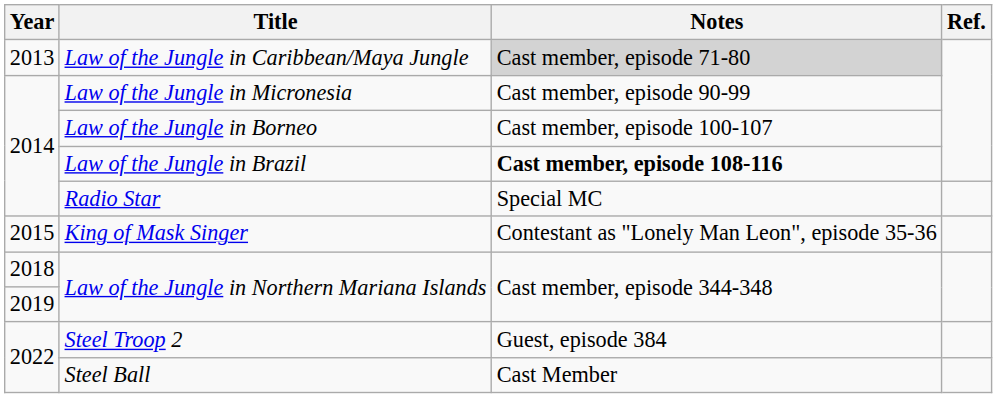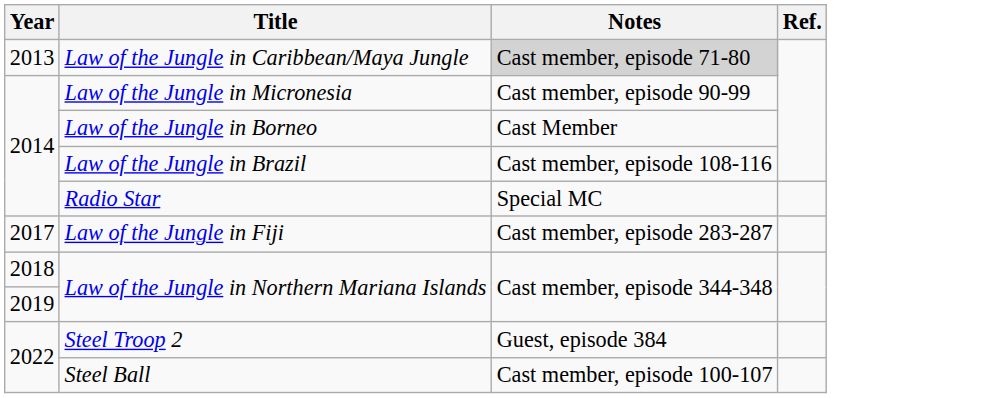(635, 127) Cast member, episode 100-107 -> (557, 127) Cast Member
(640, 163) bold -> (634, 163) normal
- row: (32, 233)
+ row: (32, 233)
(557, 374) Cast Member -> (635, 374) Cast member, episode 100-107
